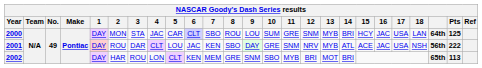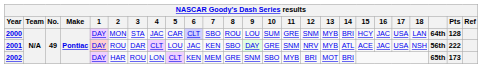(455, 34) 125 -> (455, 34) 128
(455, 58) 113 -> (455, 58) 173
